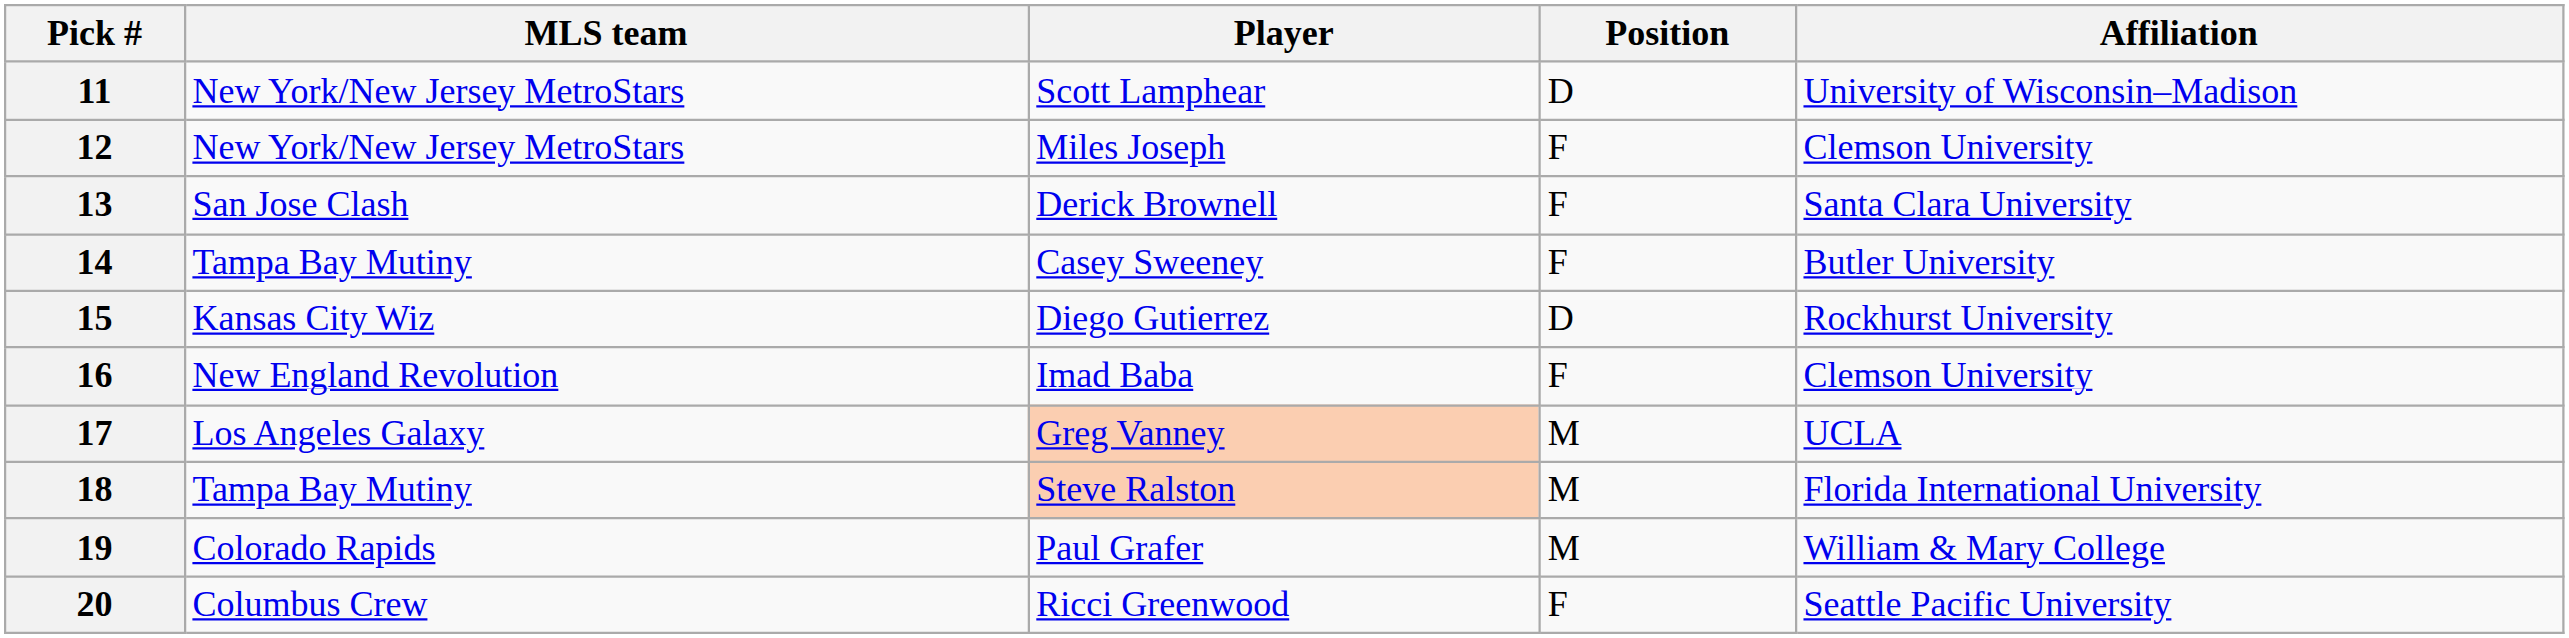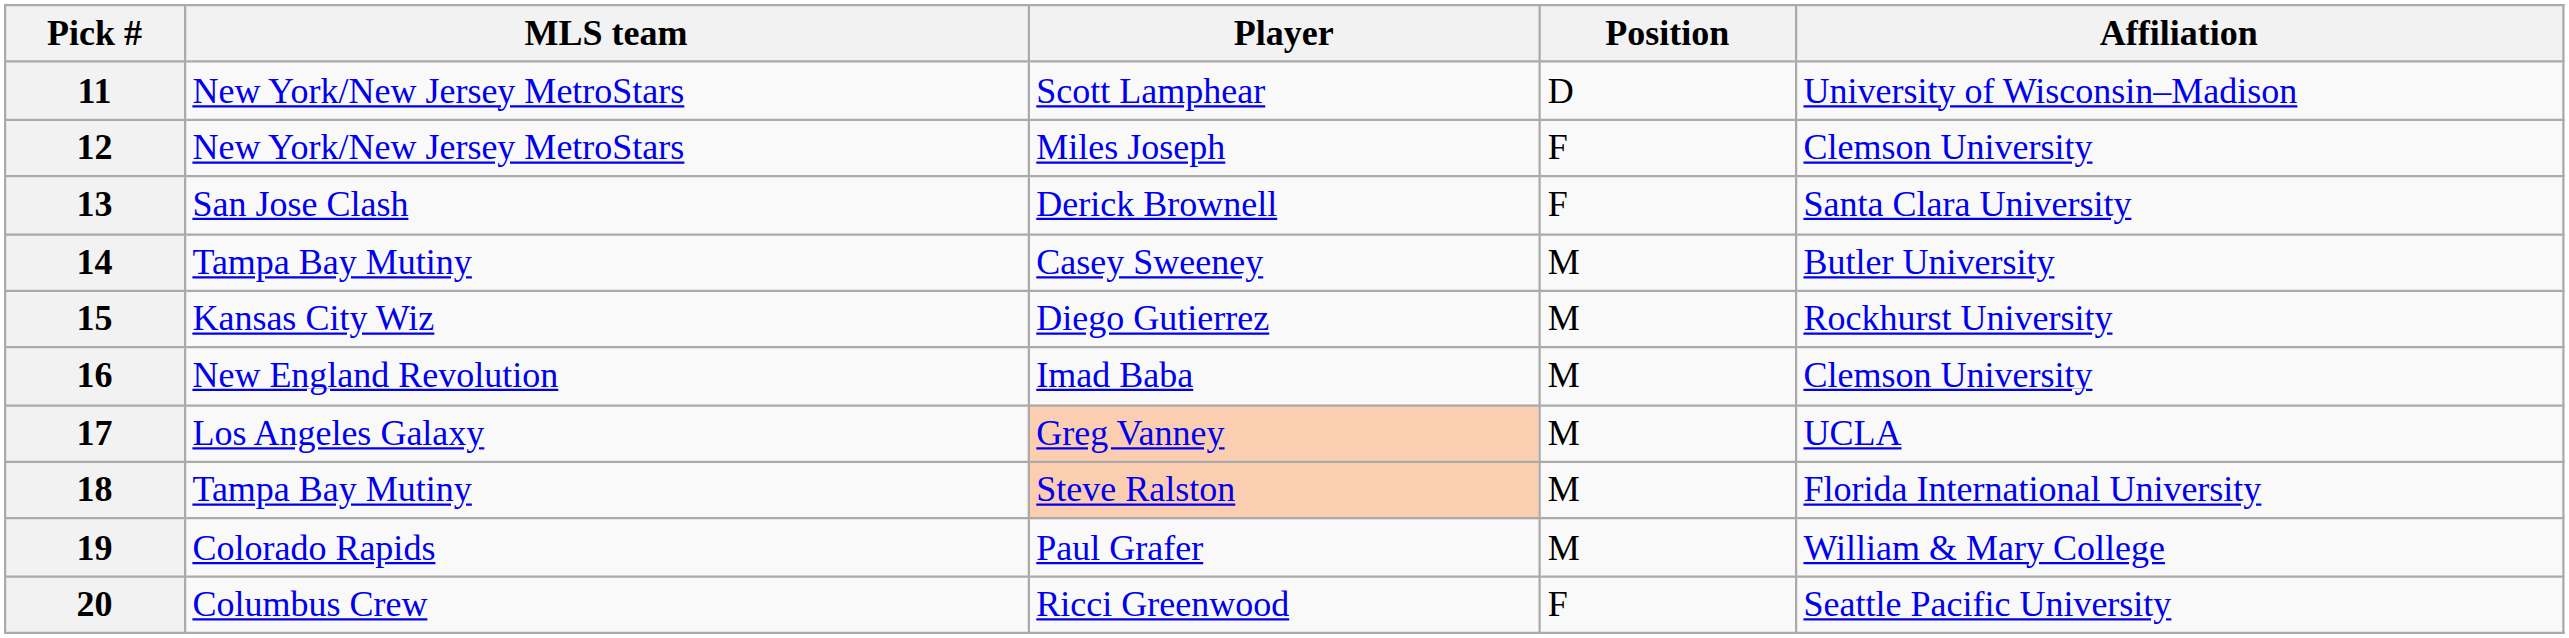(1558, 261) F -> (1564, 261) M
(1561, 318) D -> (1564, 318) M
(1558, 375) F -> (1564, 375) M
